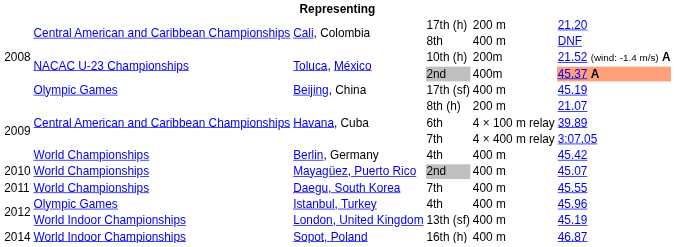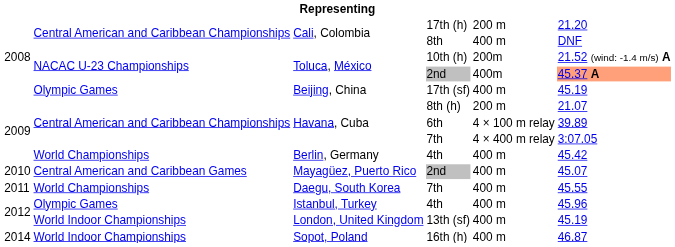(91, 171) World Championships -> (140, 171) Central American and Caribbean Games
